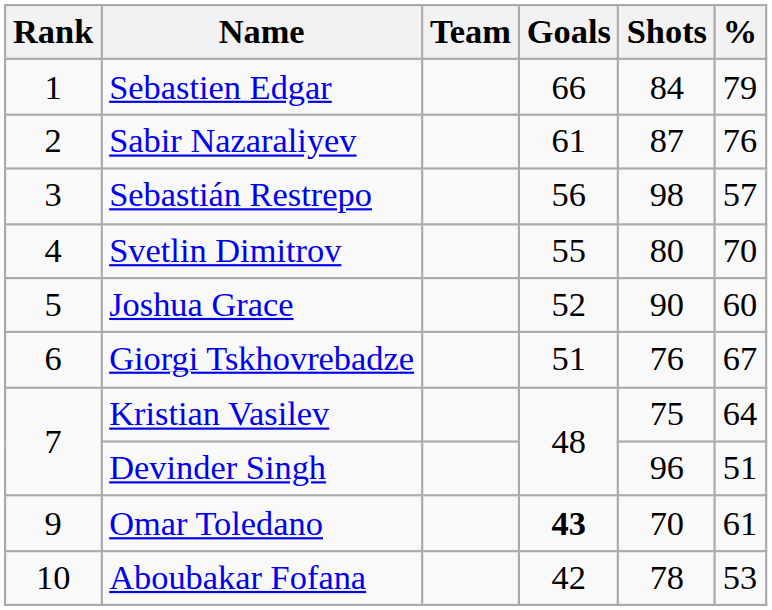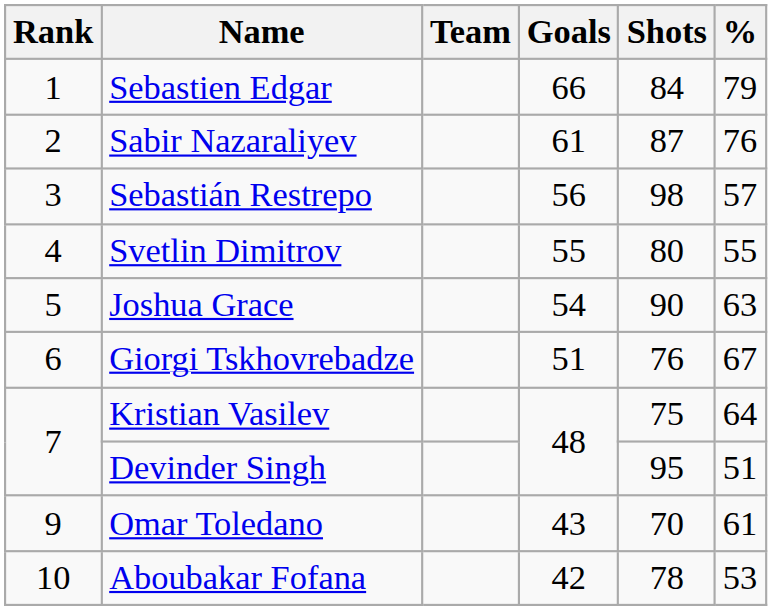(740, 250) 70 -> (740, 250) 55
(569, 304) 52 -> (569, 304) 54
(740, 304) 60 -> (740, 304) 63
(667, 468) 96 -> (667, 468) 95
(569, 522) bold -> (569, 522) normal
